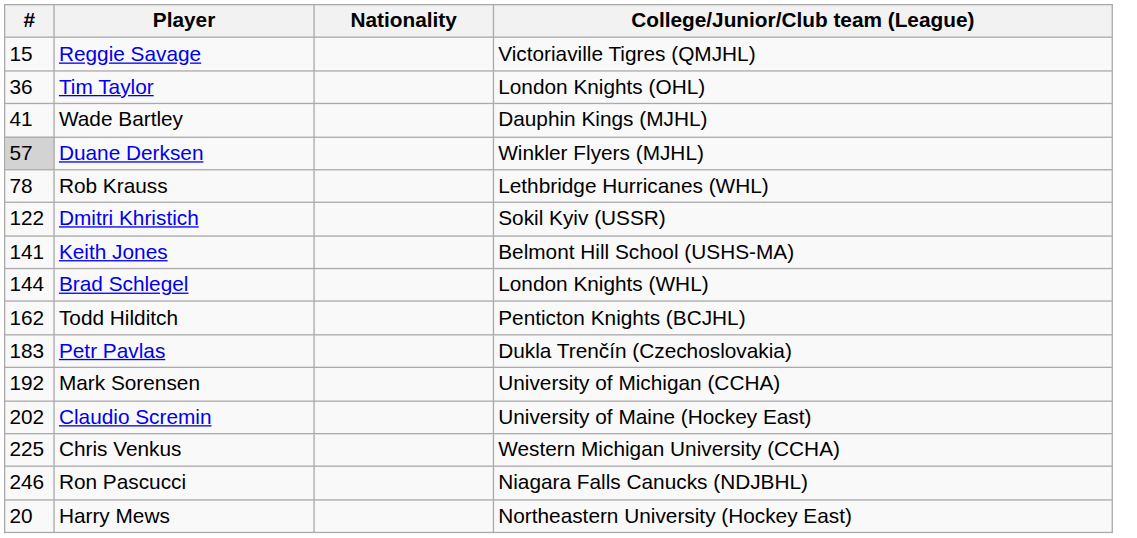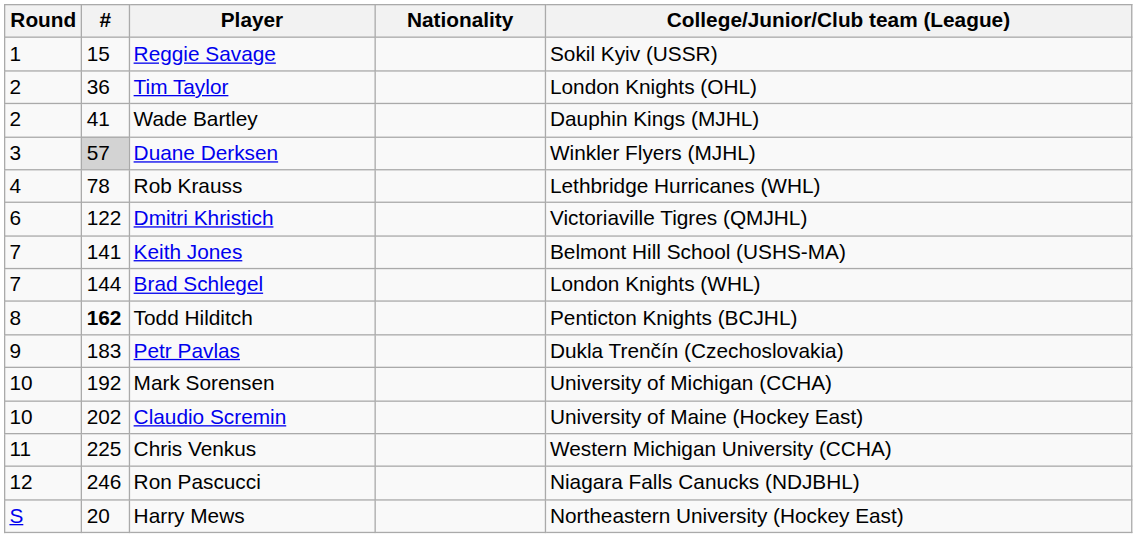+ column: (43, 20)
(627, 53) Victoriaville Tigres (QMJHL) -> (634, 53) Sokil Kyiv (USSR)
(582, 218) Sokil Kyiv (USSR) -> (679, 218) Victoriaville Tigres (QMJHL)
(27, 317) normal -> (104, 317) bold
